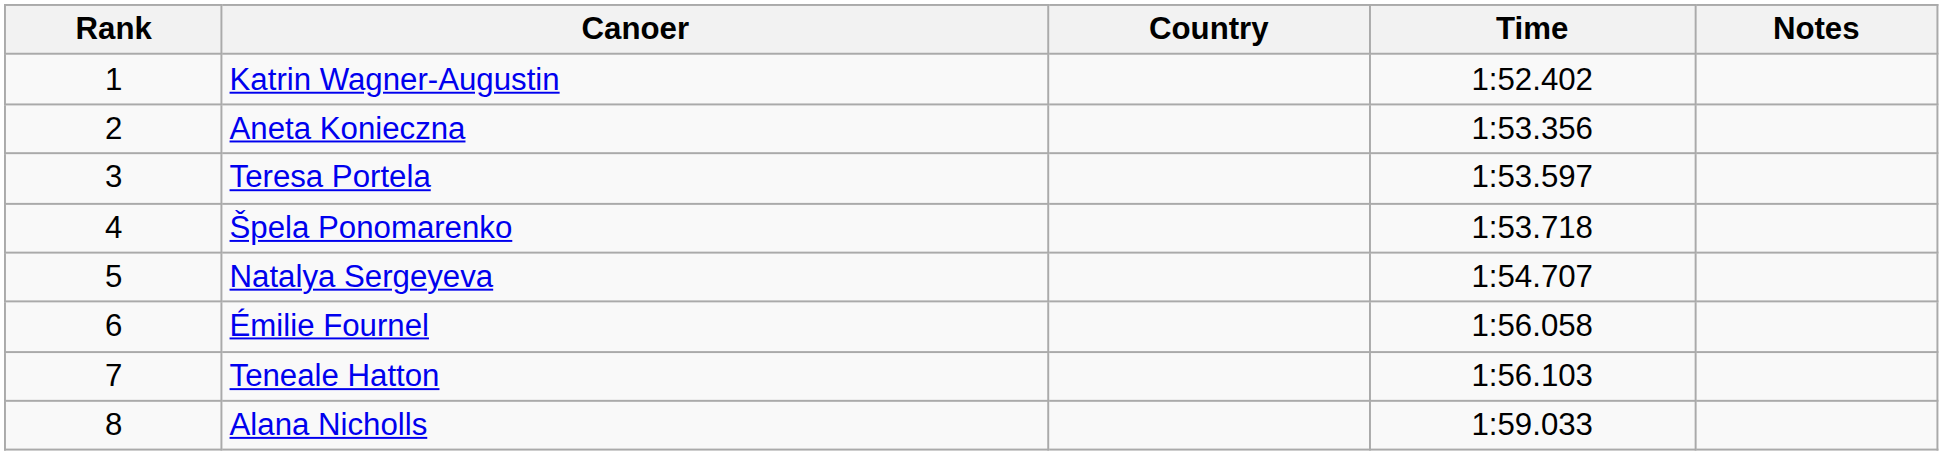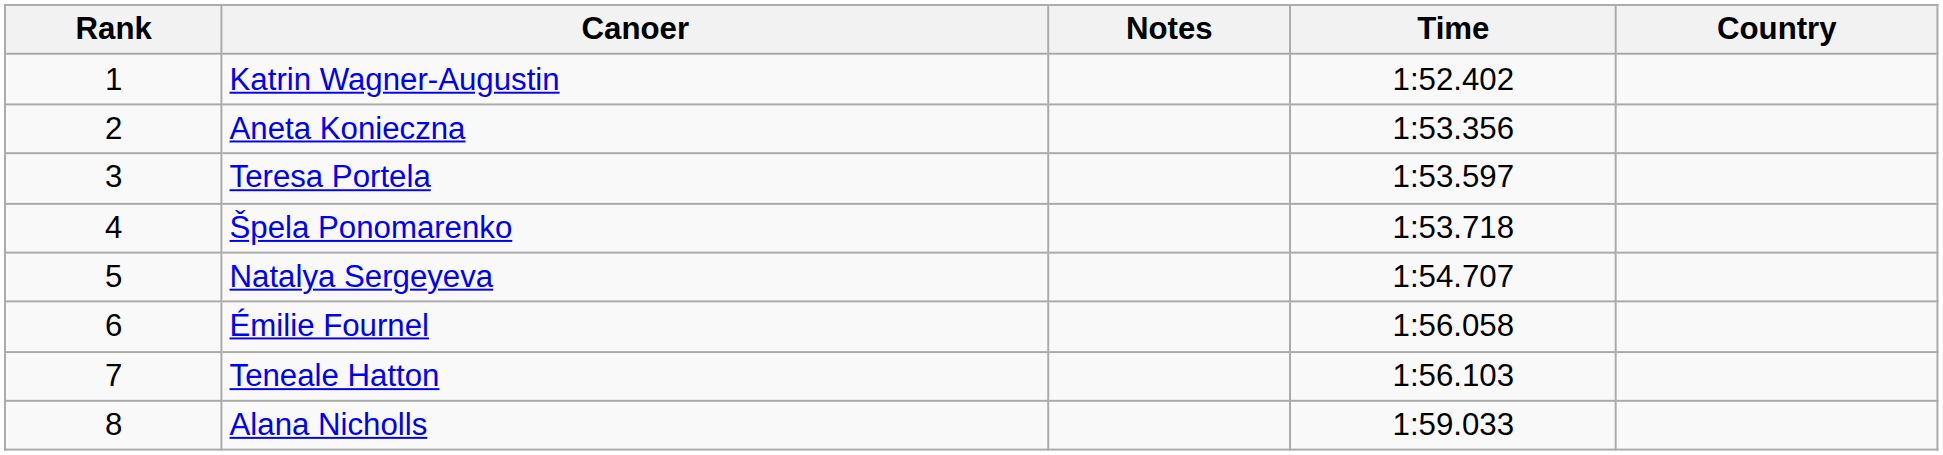columns swapped: (1209, 29) <-> (1816, 29)
